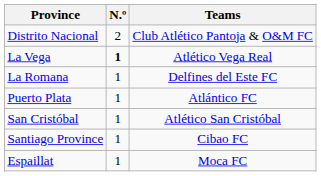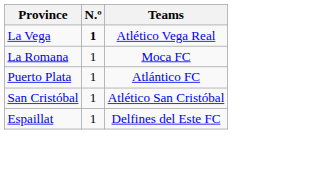- row: (53, 35)
(223, 77) Delfines del Este FC -> (166, 56) Moca FC
- row: (55, 139)
(223, 160) Moca FC -> (166, 118) Delfines del Este FC
